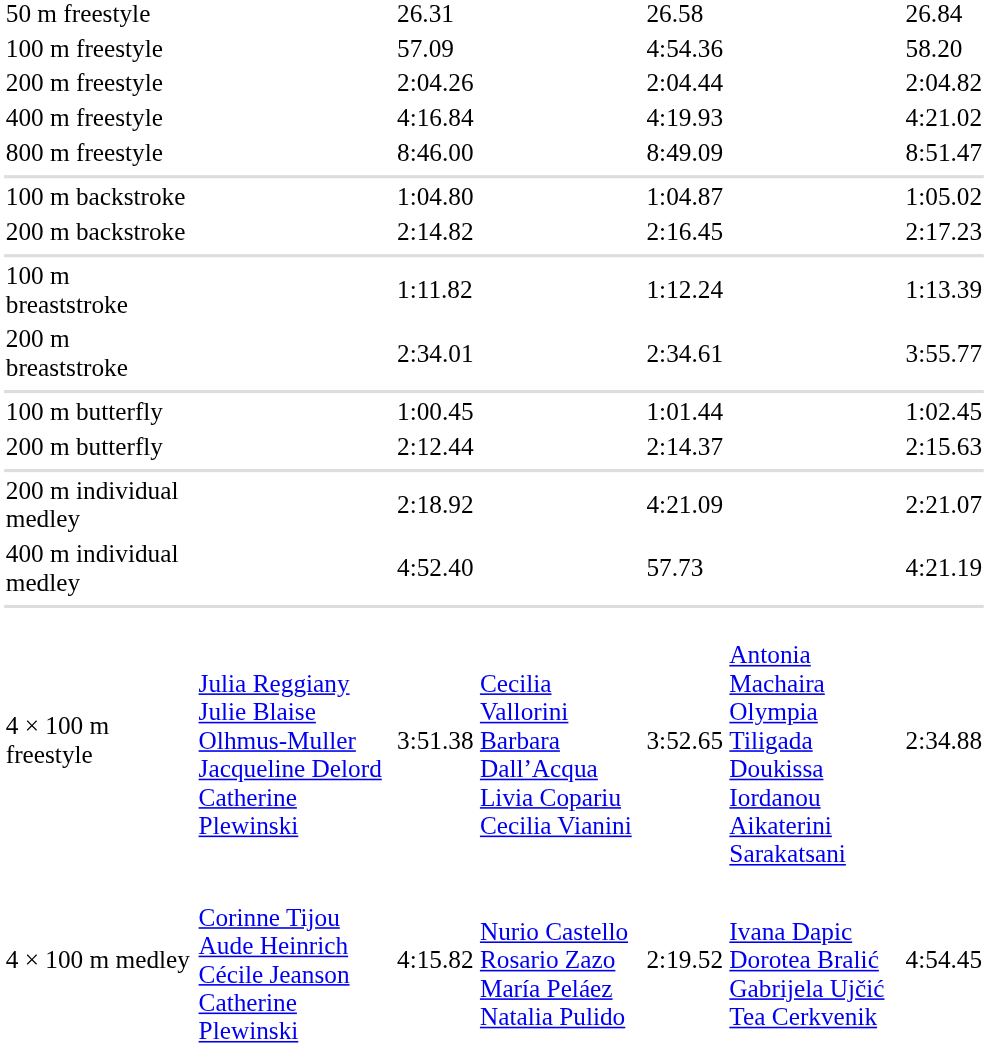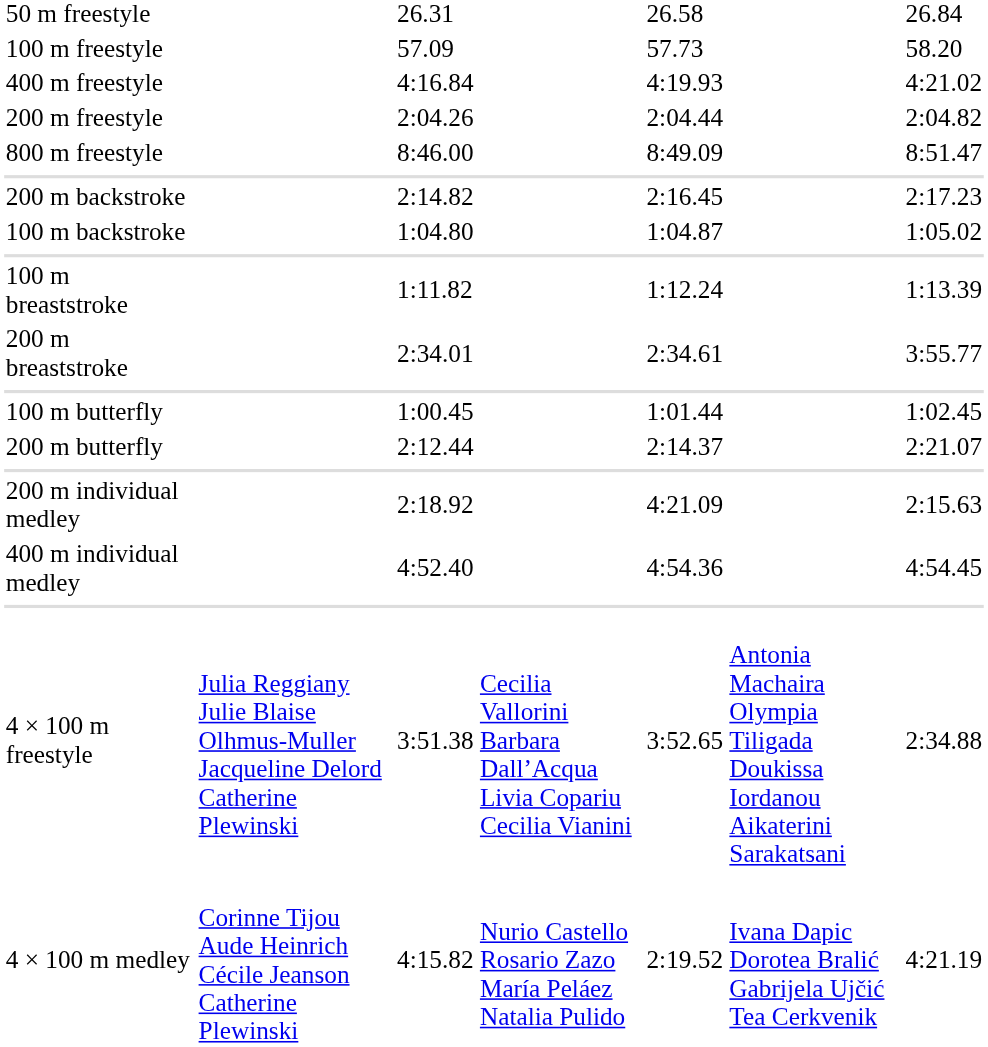(685, 48) 4:54.36 -> (675, 48) 57.73
rows swapped: (84, 83) <-> (84, 117)
rows swapped: (96, 196) <-> (96, 231)
(944, 446) 2:15.63 -> (944, 446) 2:21.07
(944, 505) 2:21.07 -> (944, 505) 2:15.63
(675, 568) 57.73 -> (685, 568) 4:54.36
(944, 568) 4:21.19 -> (944, 568) 4:54.45
(944, 960) 4:54.45 -> (944, 960) 4:21.19
